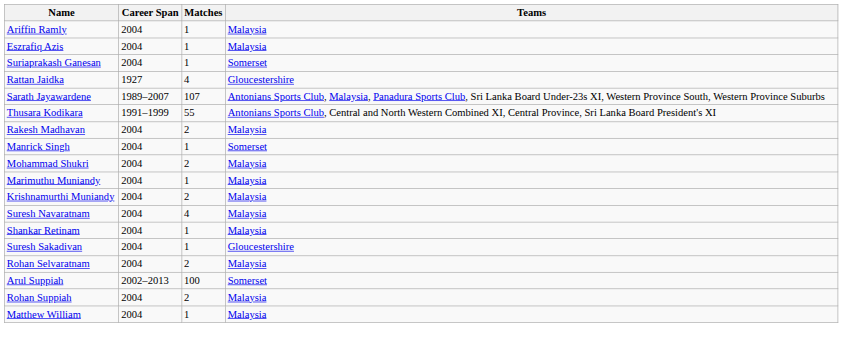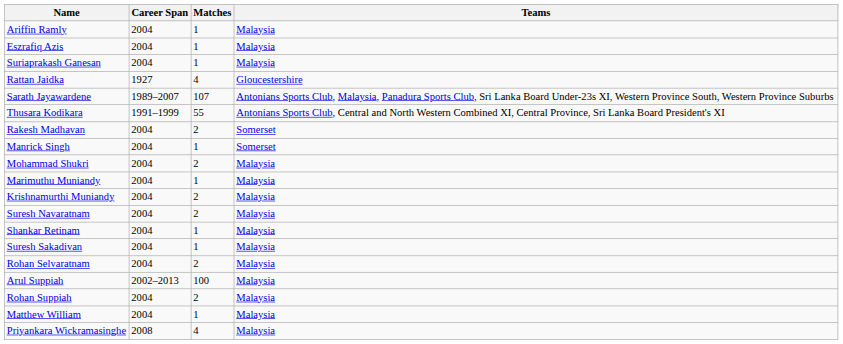(247, 63) Somerset -> (256, 63) Malaysia
(247, 130) Malaysia -> (256, 130) Somerset
(187, 213) 4 -> (196, 213) 2
(261, 247) Gloucestershire -> (256, 247) Malaysia
(247, 280) Somerset -> (256, 280) Malaysia
+ row: (66, 331)
